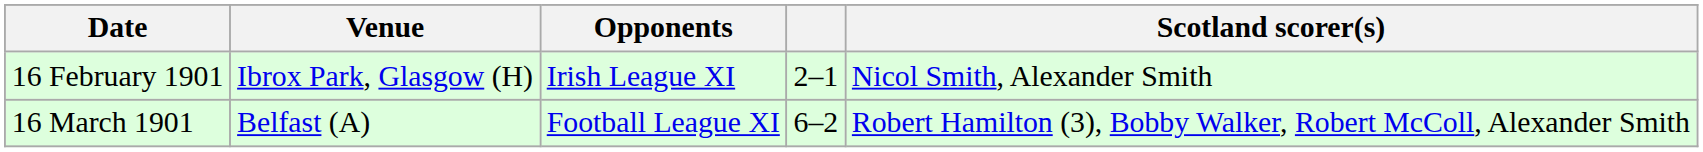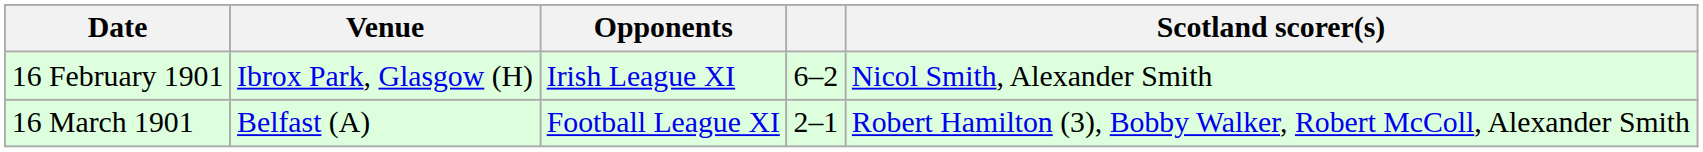(816, 75) 2–1 -> (816, 75) 6–2
(816, 122) 6–2 -> (816, 122) 2–1
